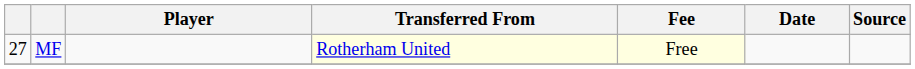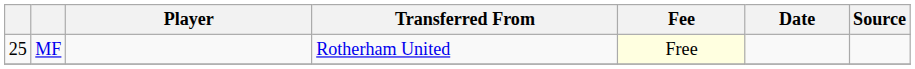(18, 49) 27 -> (18, 49) 25
(383, 49) lightyellow background -> (383, 49) no background
